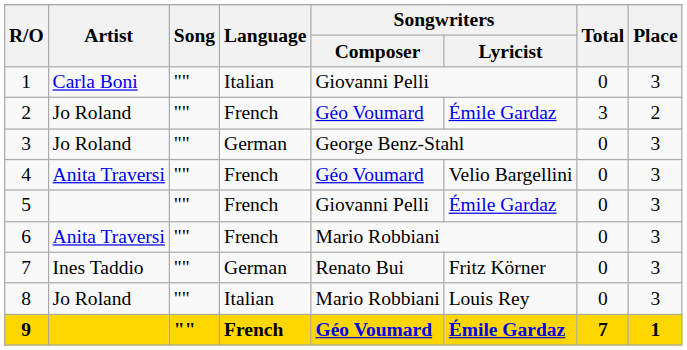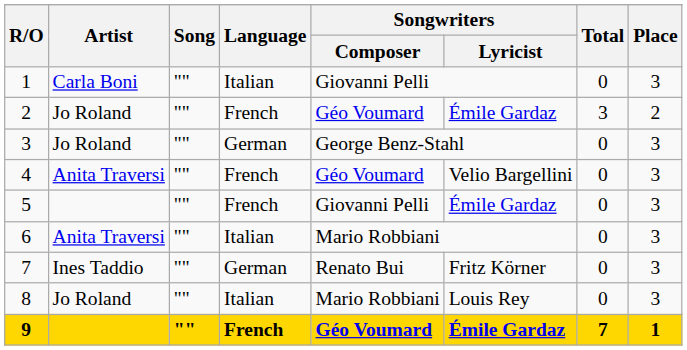(251, 236) French -> (249, 236) Italian
